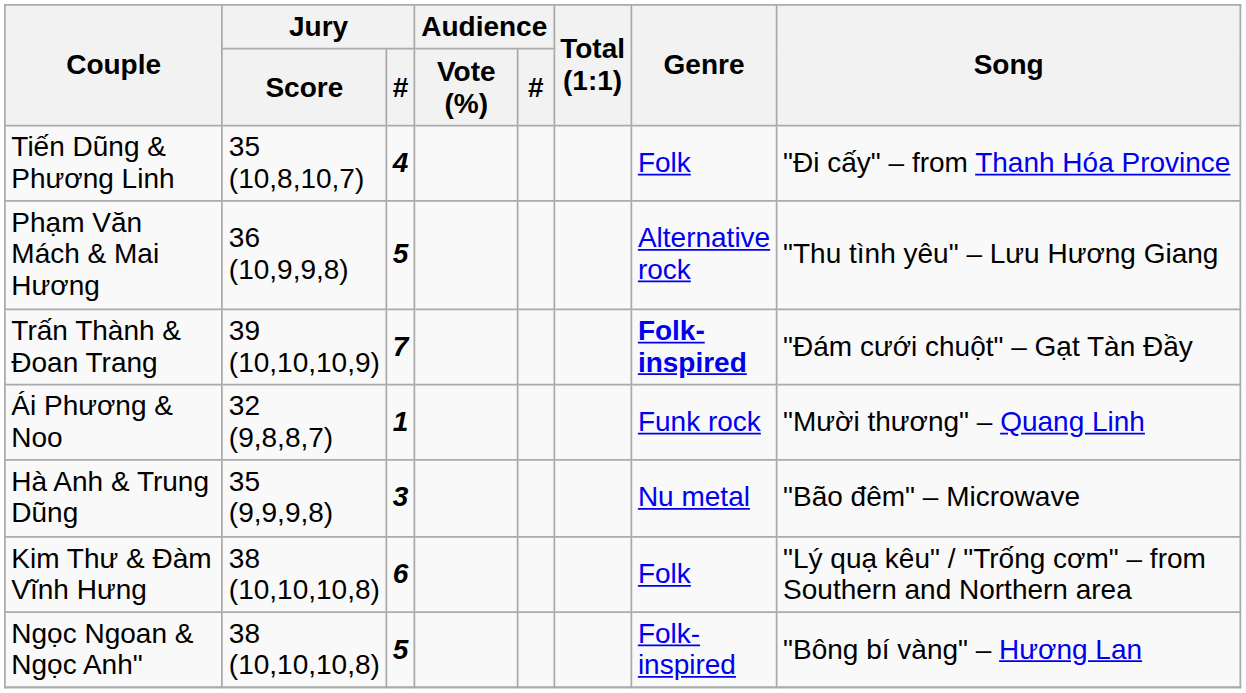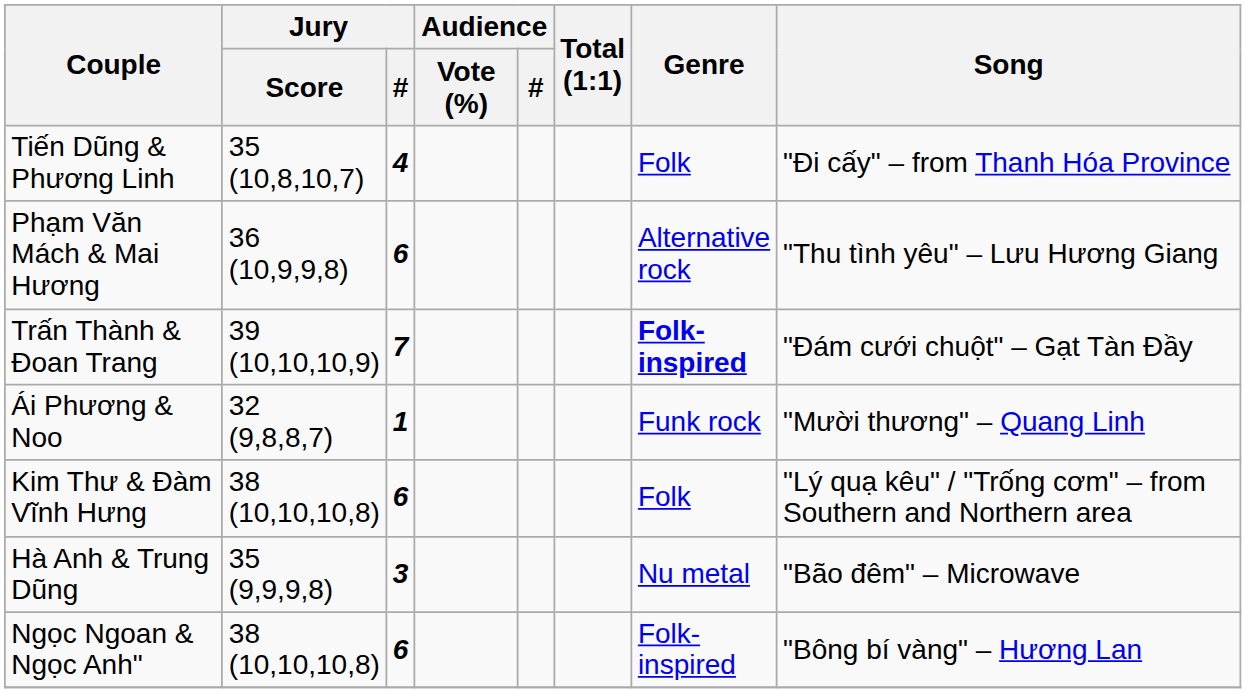(401, 254) 5 -> (401, 254) 6
rows swapped: (111, 573) <-> (110, 497)
(401, 649) 5 -> (401, 649) 6
